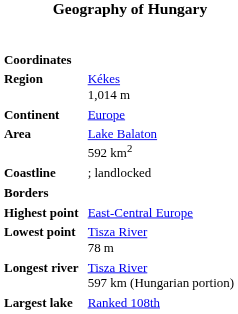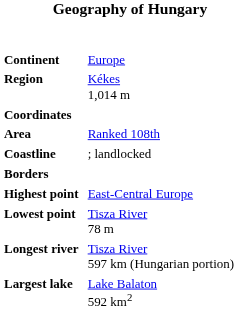rows swapped: (32, 114) <-> (38, 59)
(122, 143) Lake Balaton 592 km2 -> (124, 134) Ranked 108th
(124, 302) Ranked 108th -> (122, 292) Lake Balaton 592 km2
